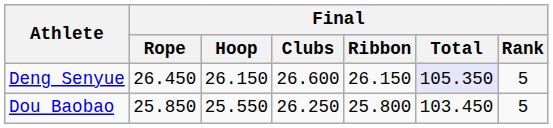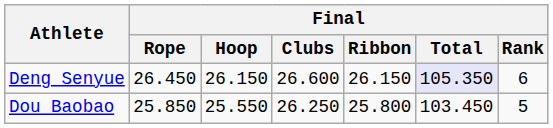(523, 78) 5 -> (523, 78) 6
